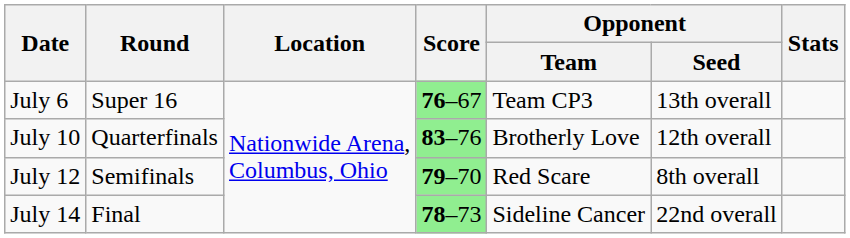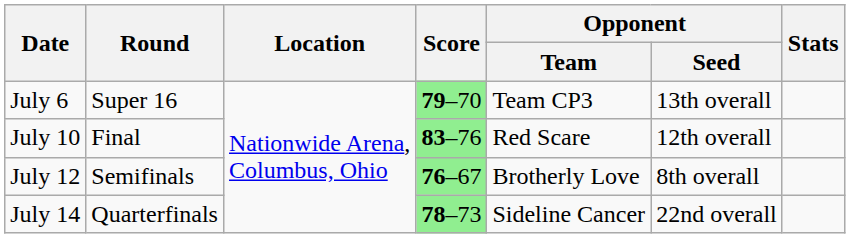(451, 99) 76–67 -> (451, 99) 79–70
(155, 137) Quarterfinals -> (116, 137) Final
(566, 137) Brotherly Love -> (541, 137) Red Scare
(451, 175) 79–70 -> (451, 175) 76–67
(541, 175) Red Scare -> (566, 175) Brotherly Love
(116, 213) Final -> (155, 213) Quarterfinals
